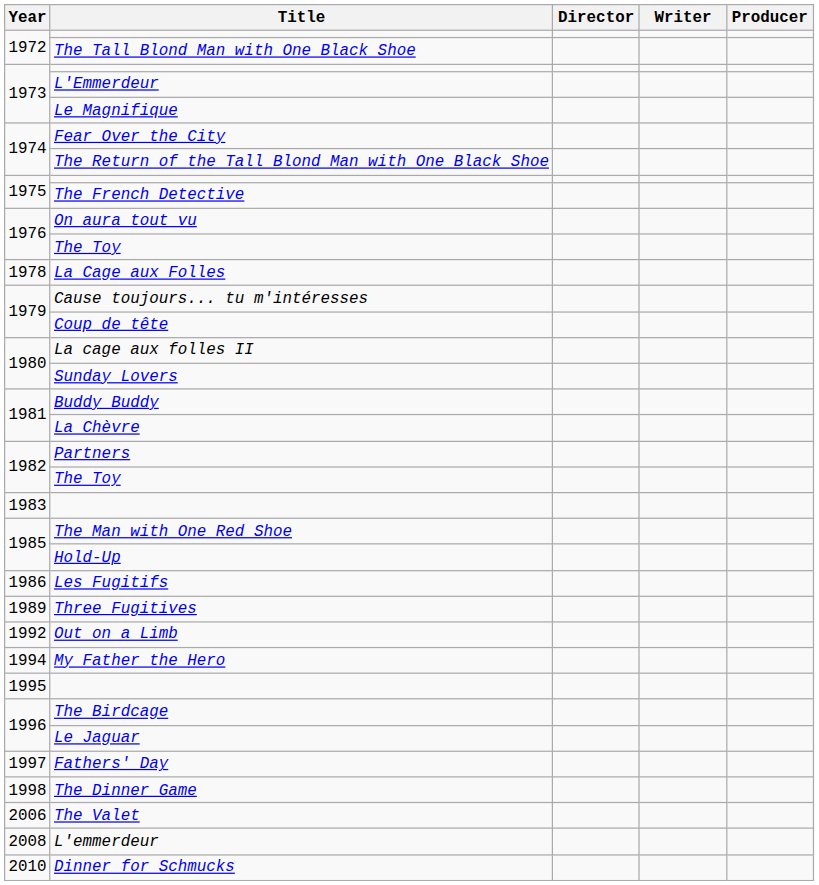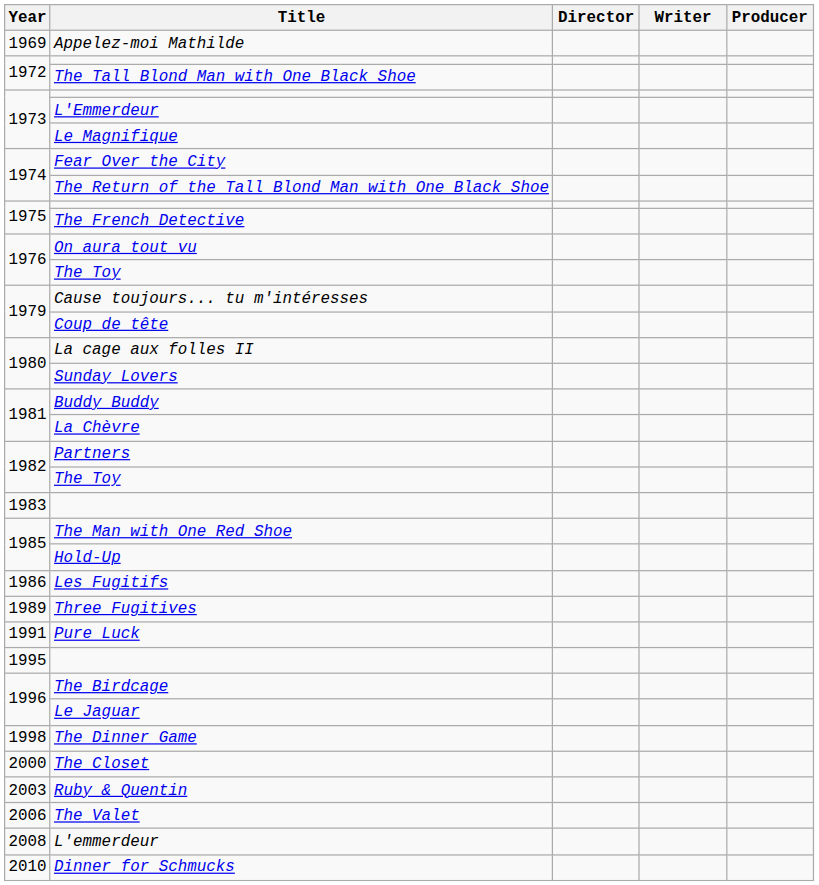+ row: (27, 43)
- row: (27, 273)
+ row: (27, 635)
- row: (27, 635)
- row: (27, 661)
- row: (27, 764)
+ row: (27, 764)
+ row: (27, 790)
